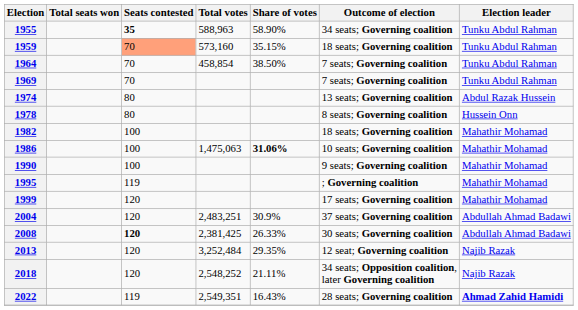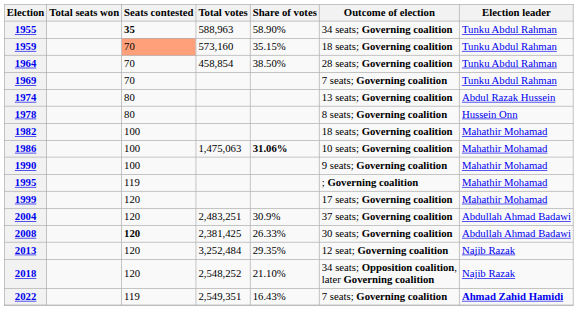(384, 64) 7 seats; Governing coalition -> (387, 64) 28 seats; Governing coalition
(269, 274) 21.11% -> (269, 274) 21.10%
(387, 297) 28 seats; Governing coalition -> (384, 297) 7 seats; Governing coalition
